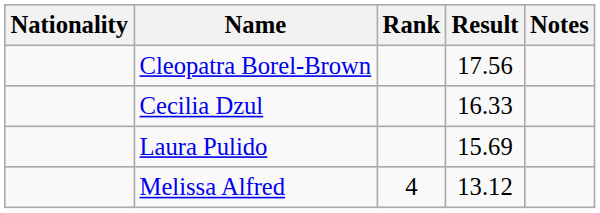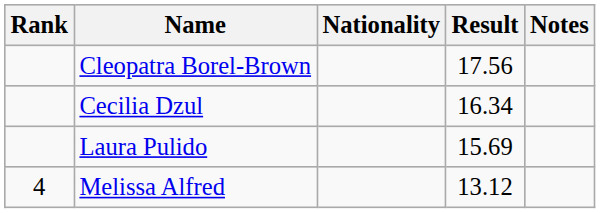columns swapped: (411, 24) <-> (69, 24)
(485, 106) 16.33 -> (485, 106) 16.34
